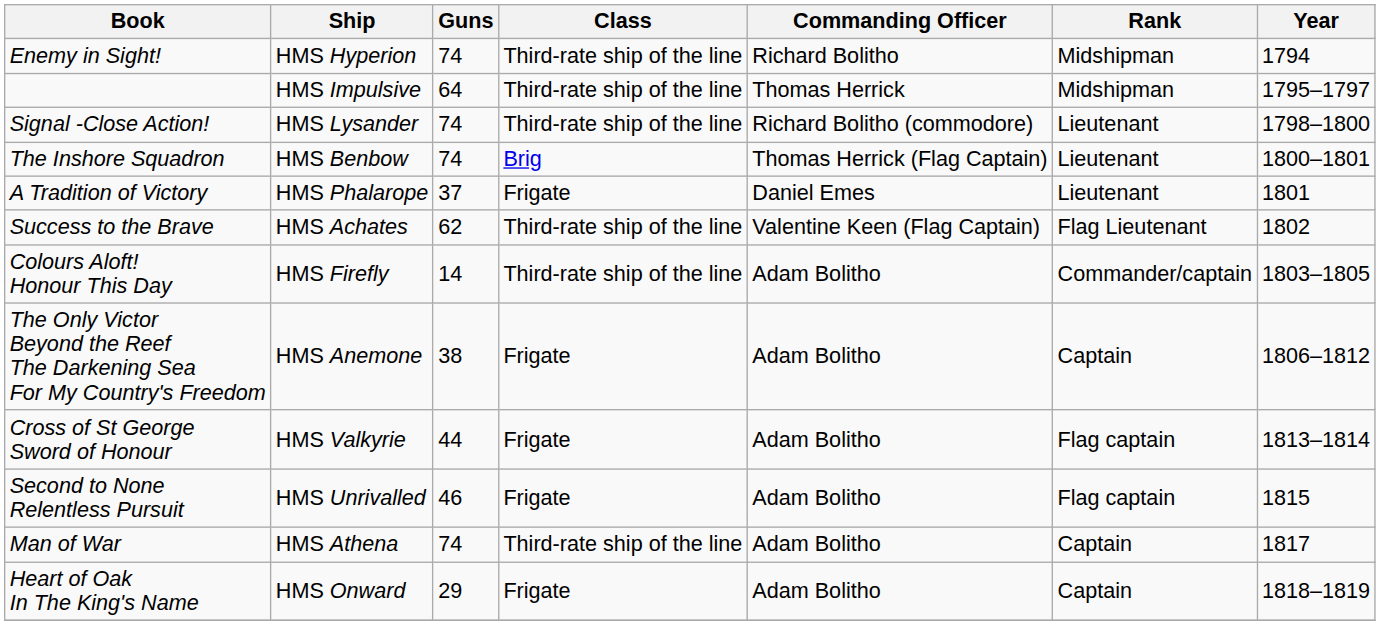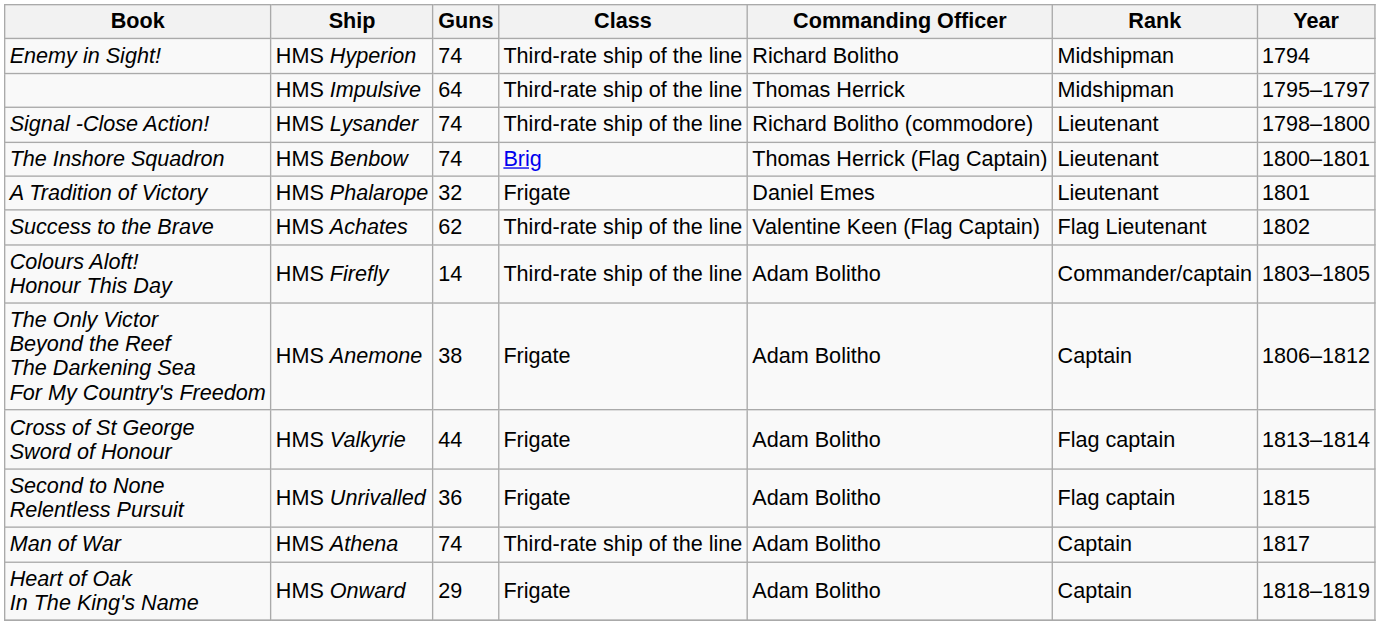(450, 192) 37 -> (450, 192) 32
(450, 497) 46 -> (450, 497) 36
